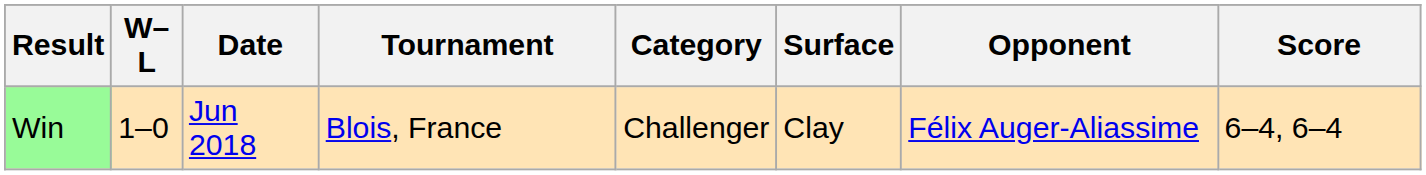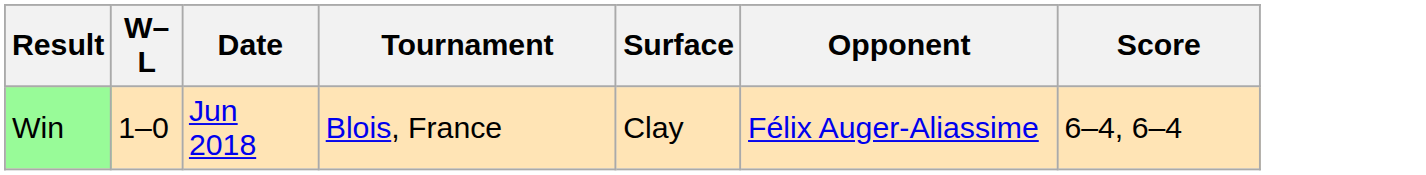- column: (696, 45)
